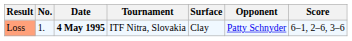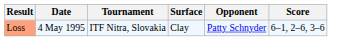- column: (45, 11)
(81, 27) bold -> (61, 27) normal
